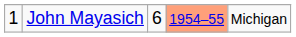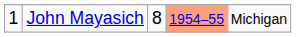(157, 18) 6 -> (157, 18) 8
